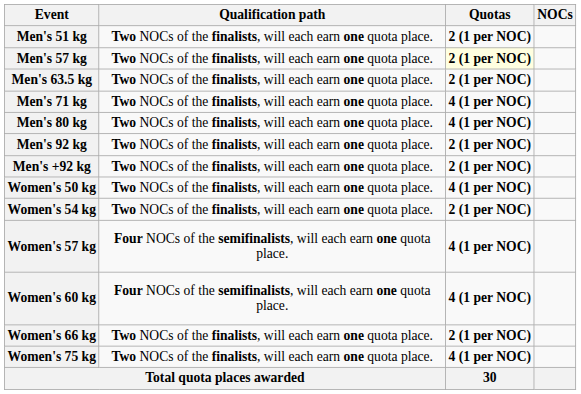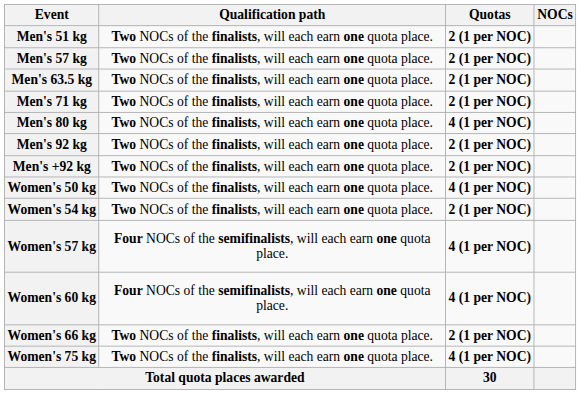(490, 58) lightyellow background -> (490, 58) no background
(490, 101) 4 (1 per NOC) -> (490, 101) 2 (1 per NOC)
